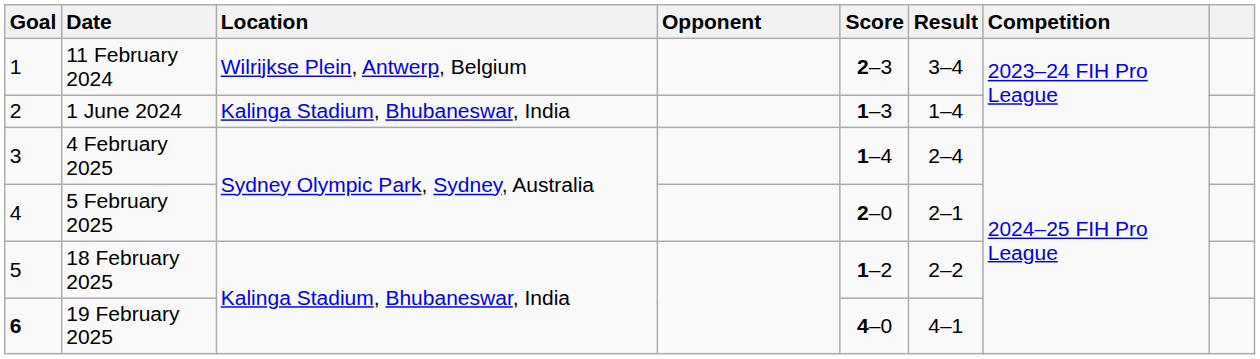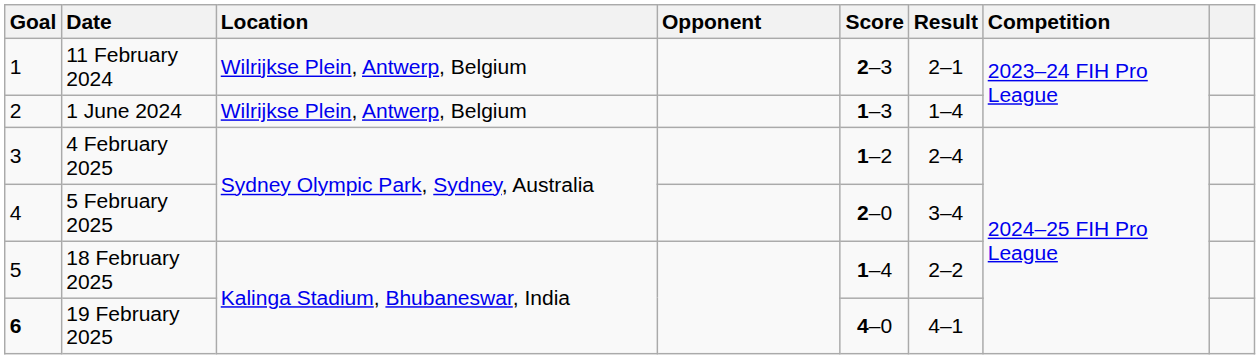(946, 67) 3–4 -> (946, 67) 2–1
(395, 112) Kalinga Stadium, Bhubaneswar, India -> (374, 112) Wilrijkse Plein, Antwerp, Belgium
(875, 156) 1–4 -> (875, 156) 1–2
(946, 213) 2–1 -> (946, 213) 3–4
(875, 270) 1–2 -> (875, 270) 1–4
